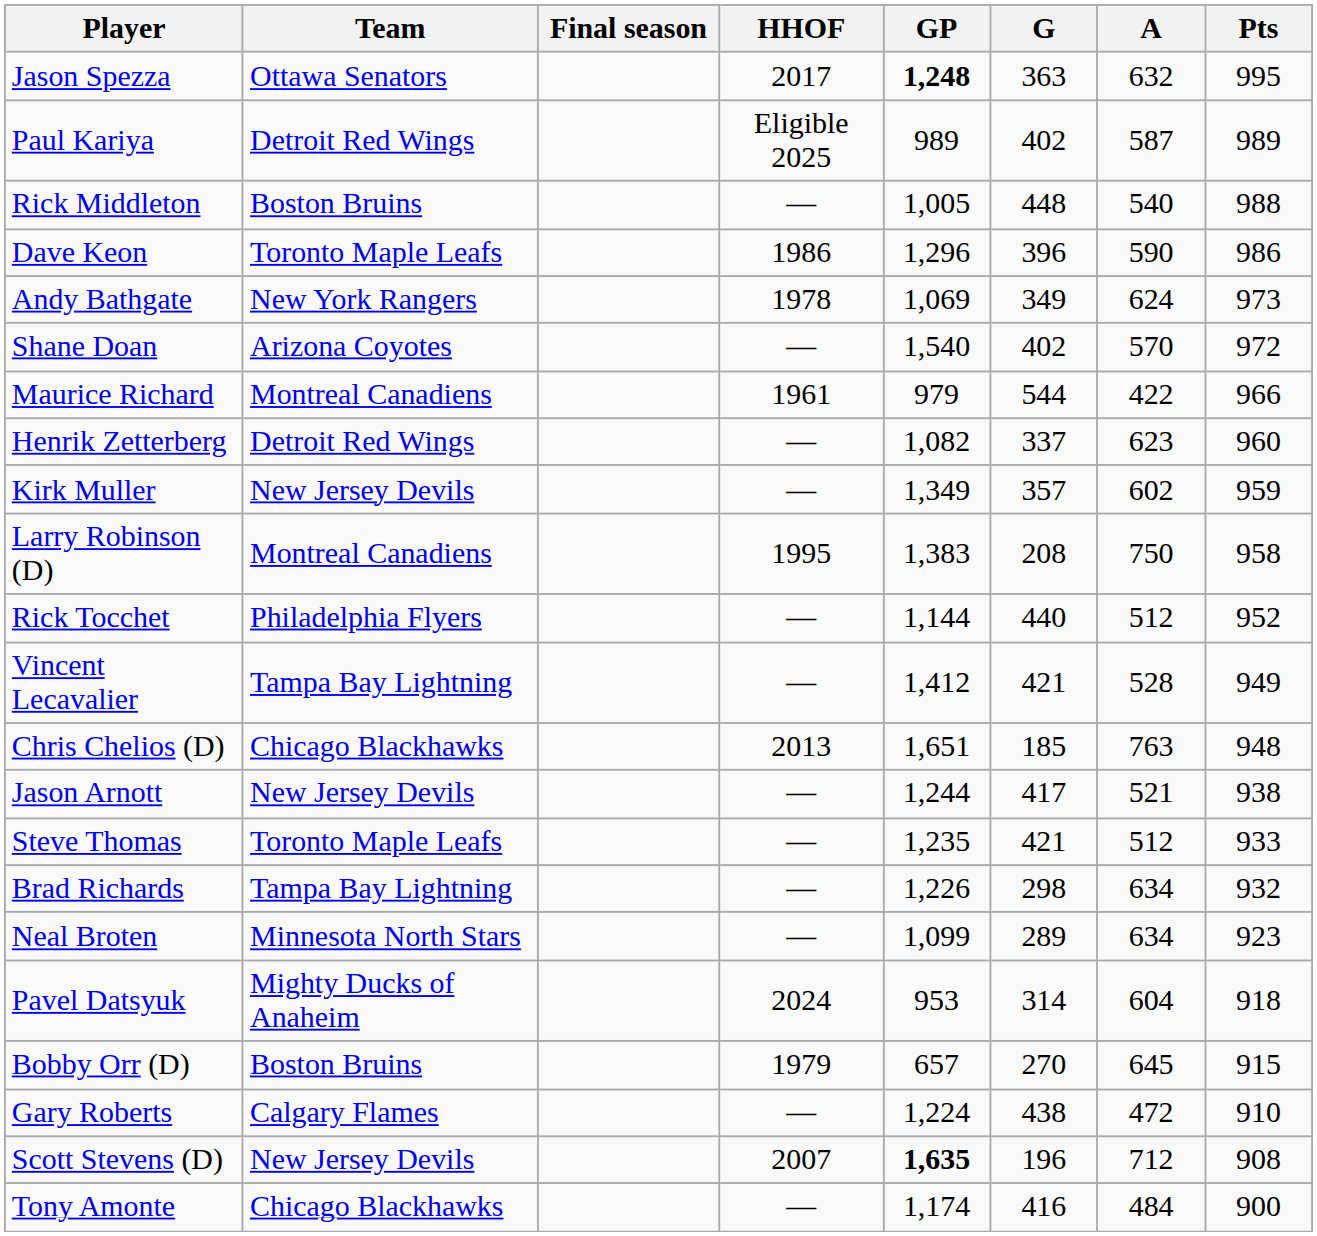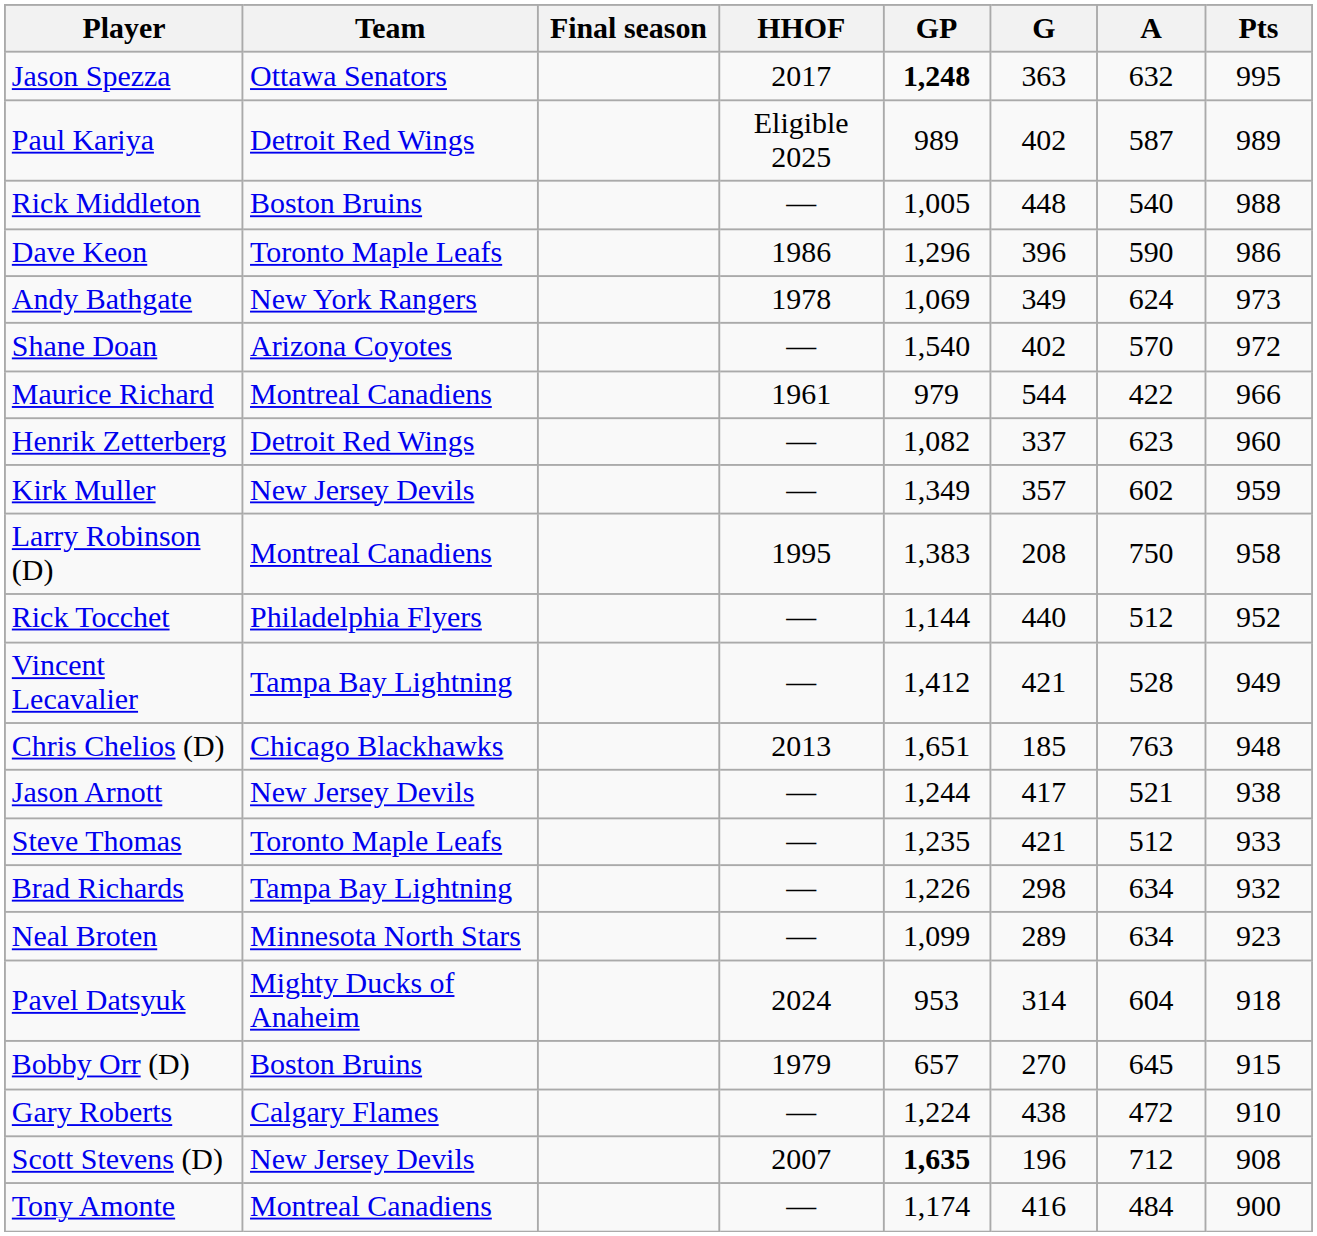(377, 1206) Chicago Blackhawks -> (371, 1206) Montreal Canadiens
